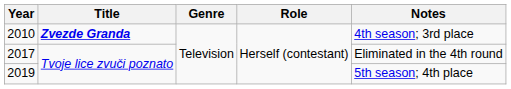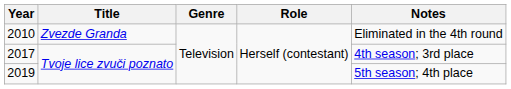(86, 34) bold -> (84, 34) normal
(414, 34) 4th season; 3rd place -> (428, 34) Eliminated in the 4th round
(428, 53) Eliminated in the 4th round -> (414, 53) 4th season; 3rd place
